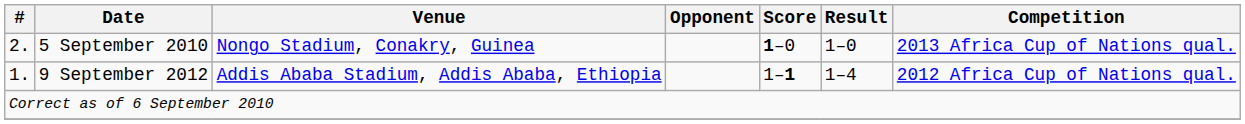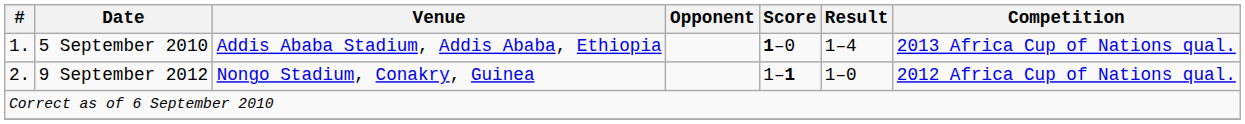(20, 48) 2. -> (20, 48) 1.
(376, 48) Nongo Stadium, Conakry, Guinea -> (439, 48) Addis Ababa Stadium, Addis Ababa, Ethiopia
(841, 48) 1–0 -> (841, 48) 1–4
(20, 76) 1. -> (20, 76) 2.
(439, 76) Addis Ababa Stadium, Addis Ababa, Ethiopia -> (376, 76) Nongo Stadium, Conakry, Guinea
(841, 76) 1–4 -> (841, 76) 1–0
